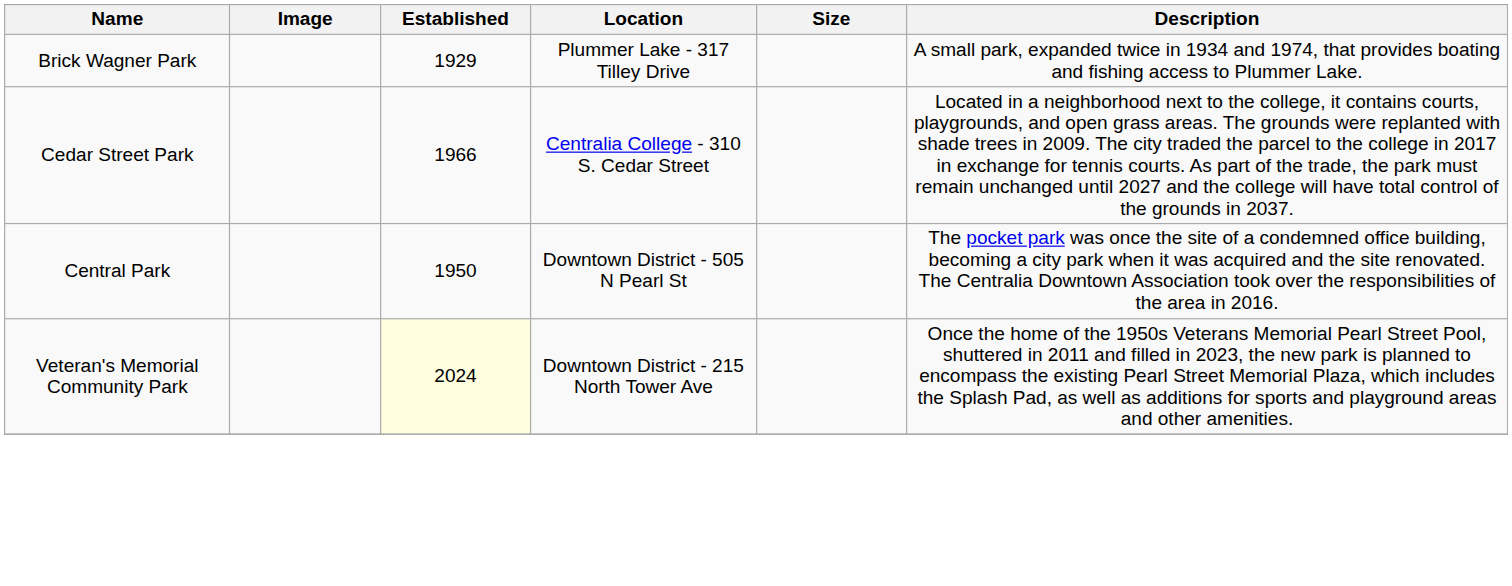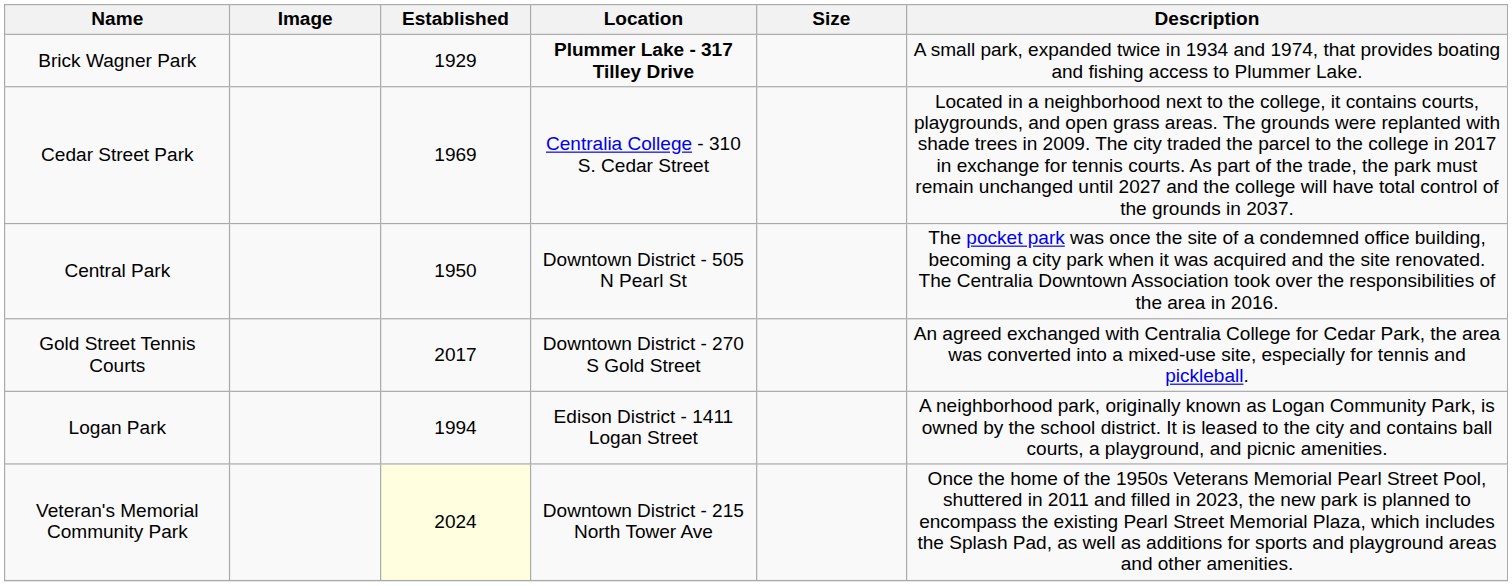(643, 60) normal -> (643, 60) bold
(455, 154) 1966 -> (455, 154) 1969
+ row: (117, 354)
+ row: (117, 427)
